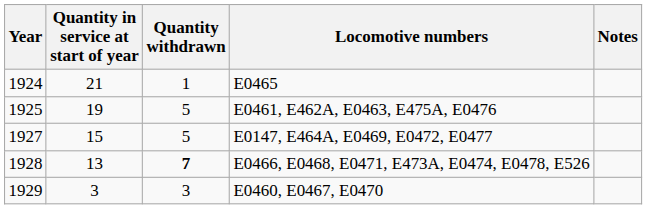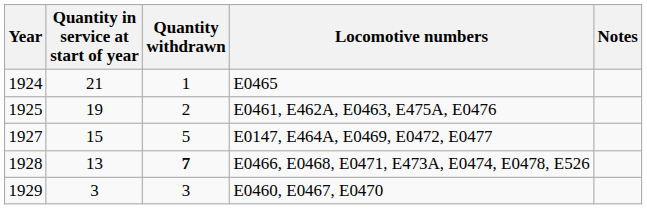(186, 109) 5 -> (186, 109) 2
